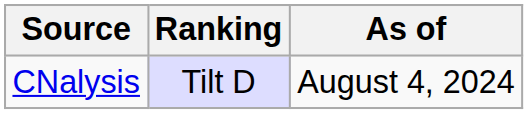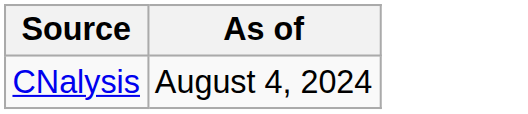- column: (219, 30)
